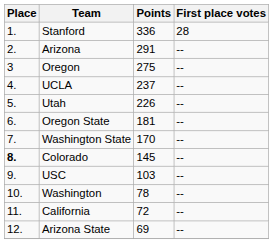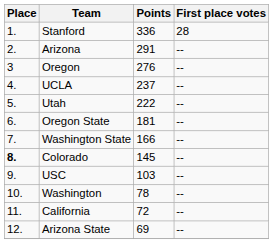(146, 67) 275 -> (146, 67) 276
(146, 103) 226 -> (146, 103) 222
(146, 139) 170 -> (146, 139) 166
